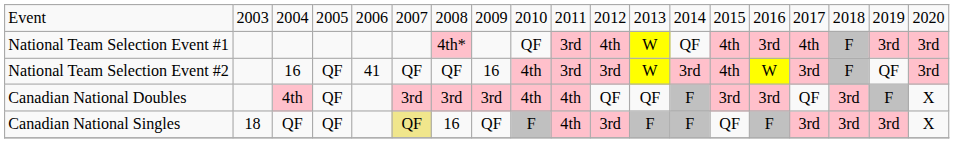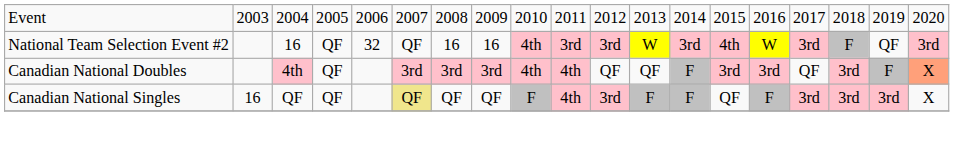- row: (119, 44)
(372, 71) 41 -> (372, 44) 32
(452, 71) QF -> (452, 44) 16
(929, 97) no background -> (929, 71) lightsalmon background
(253, 124) 18 -> (253, 97) 16
(452, 124) 16 -> (452, 97) QF
